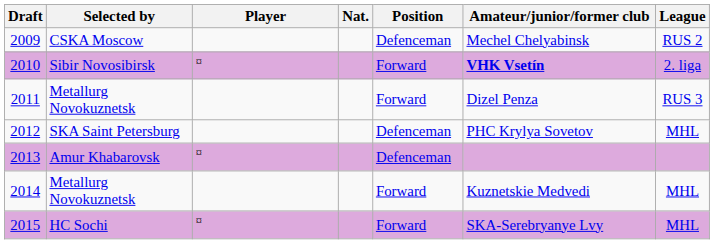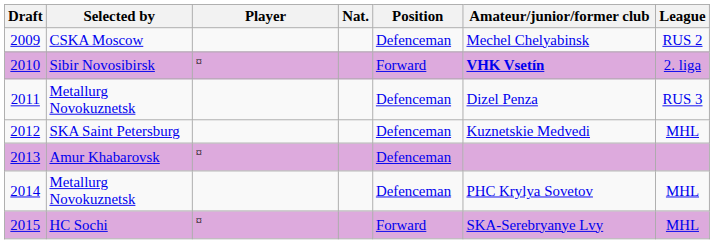(401, 99) Forward -> (413, 99) Defenceman
(530, 131) PHC Krylya Sovetov -> (528, 131) Kuznetskie Medvedi
(401, 191) Forward -> (413, 191) Defenceman
(528, 191) Kuznetskie Medvedi -> (530, 191) PHC Krylya Sovetov
